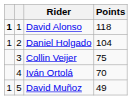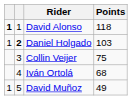(19, 42) normal -> (19, 42) bold
(104, 42) 104 -> (104, 42) 103
(101, 73) 70 -> (101, 73) 68
